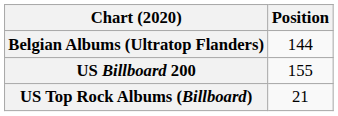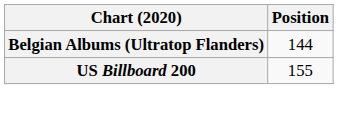- row: (136, 96)
